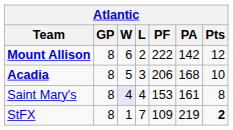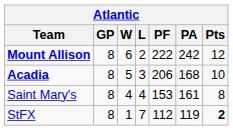(189, 55) 142 -> (189, 55) 242
(129, 95) lavender background -> (129, 95) no background
(162, 115) 109 -> (163, 115) 112
(189, 115) 219 -> (190, 115) 119
